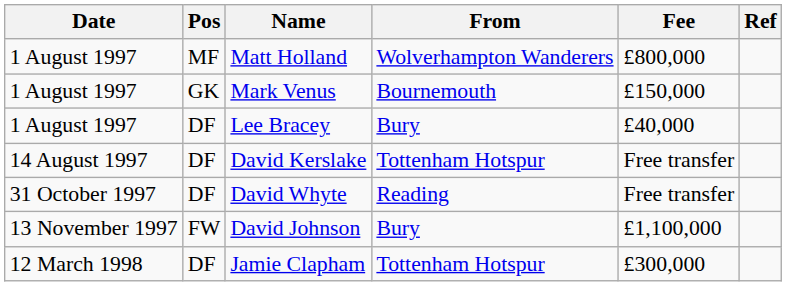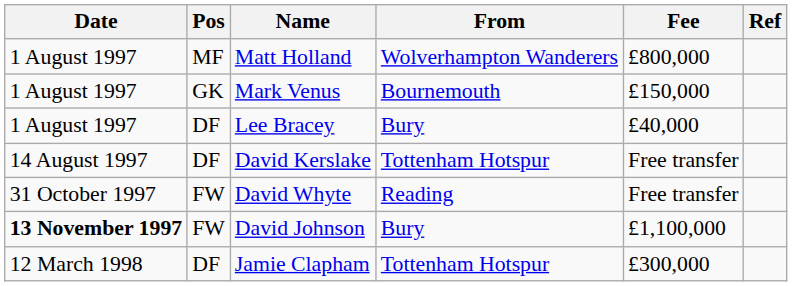(202, 194) DF -> (208, 194) FW
(94, 228) normal -> (96, 228) bold
